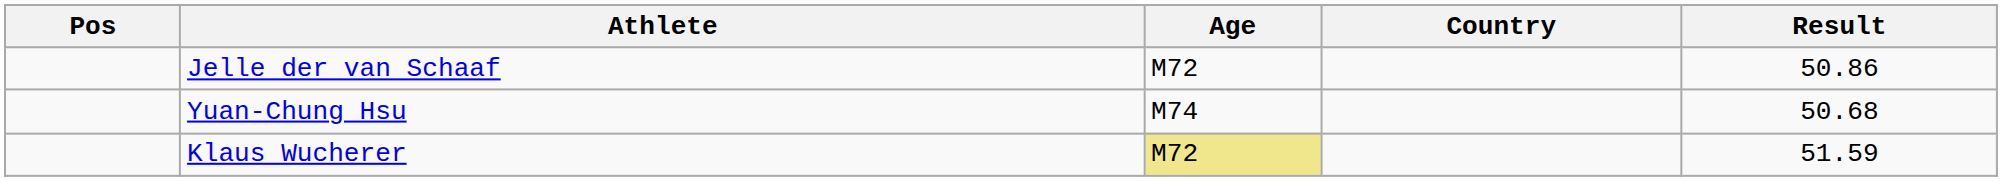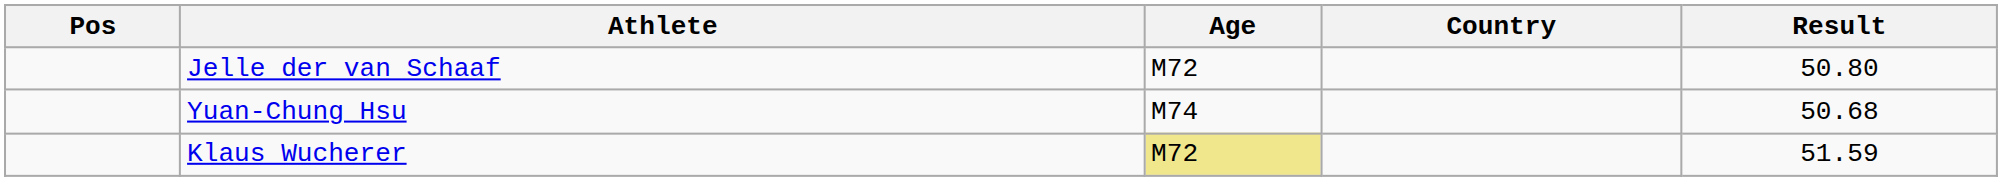(1839, 69) 50.86 -> (1839, 69) 50.80
